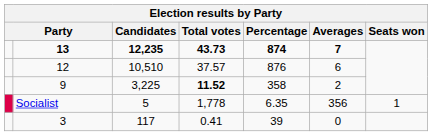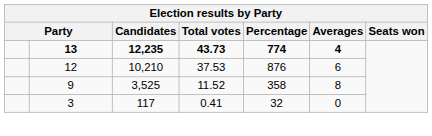(277, 49) 874 -> (277, 49) 774
(338, 49) 7 -> (338, 49) 4
(146, 67) 10,510 -> (146, 67) 10,210
(211, 67) 37.57 -> (211, 67) 37.53
(146, 85) 3,225 -> (146, 85) 3,525
(211, 85) bold -> (211, 85) normal
(338, 85) 2 -> (338, 85) 8
- row: (37, 103)
(277, 121) 39 -> (277, 103) 32
